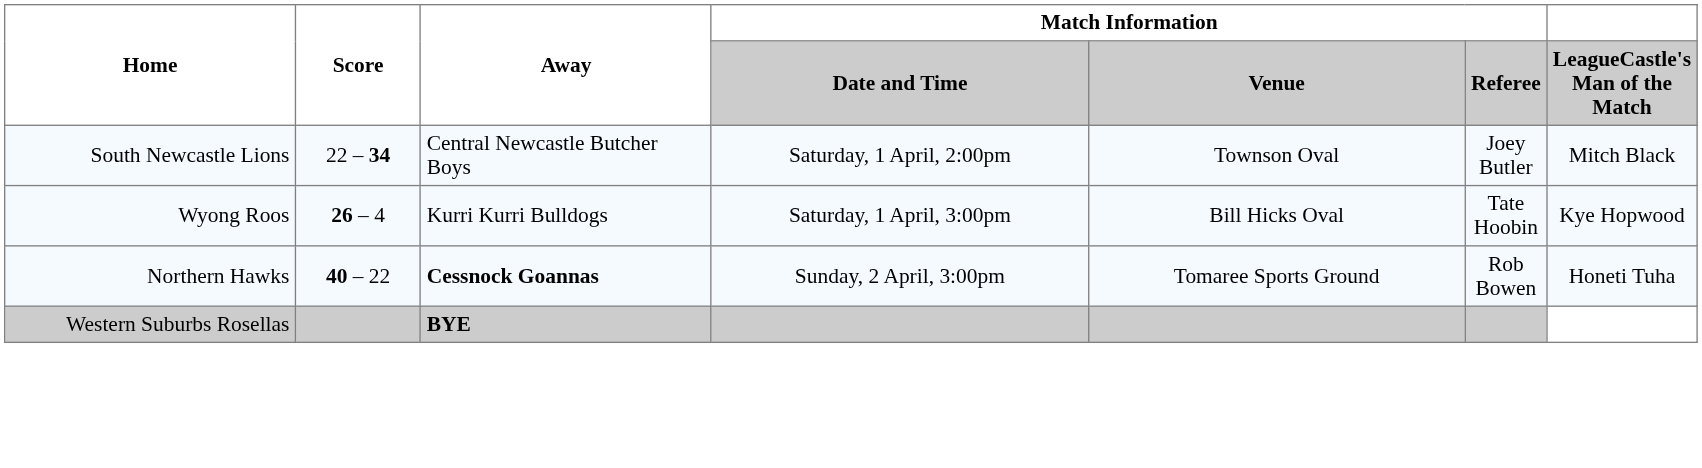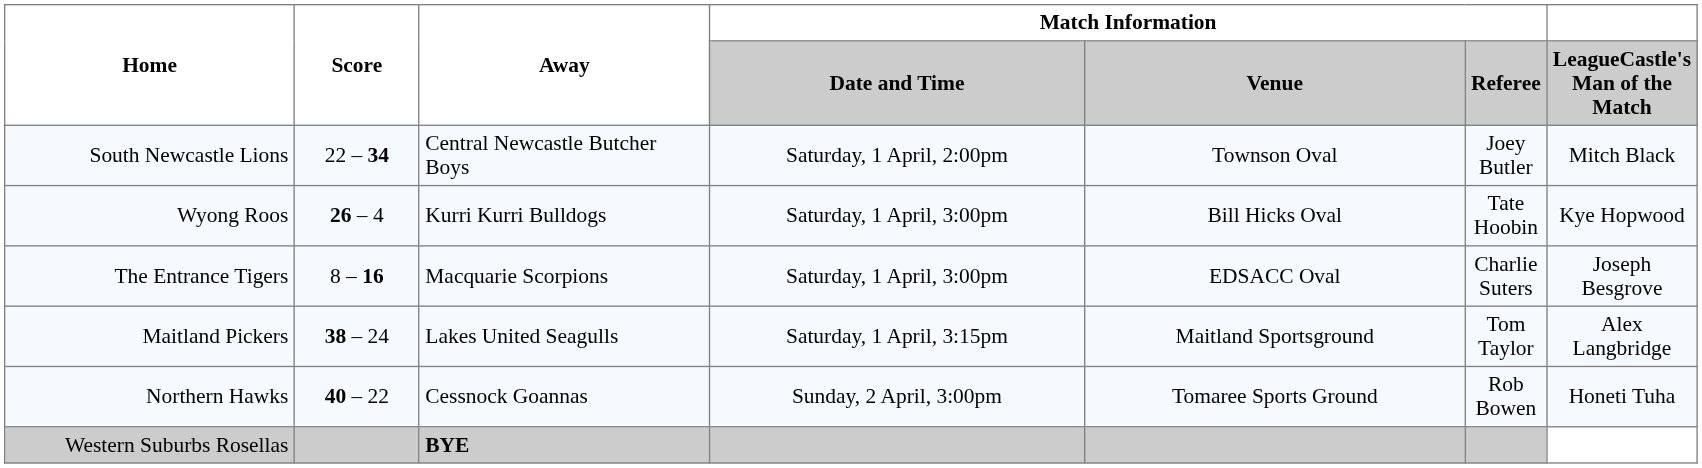+ row: (201, 275)
+ row: (215, 336)
(513, 275) bold -> (507, 396) normal
